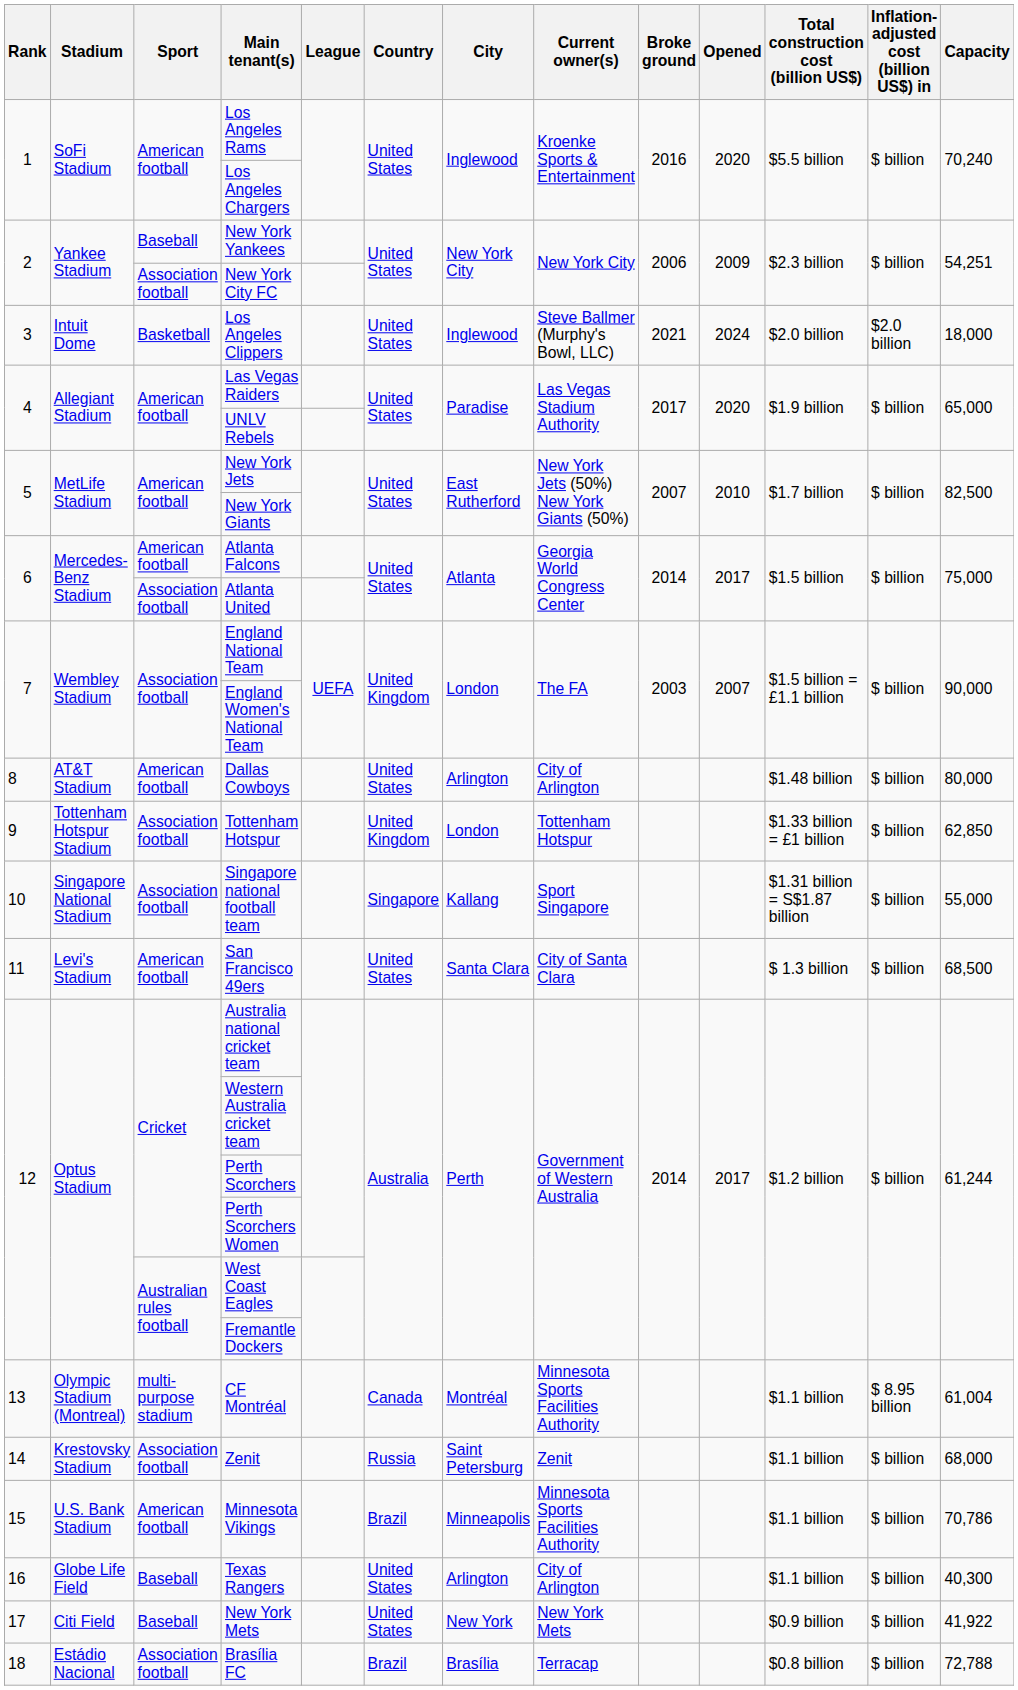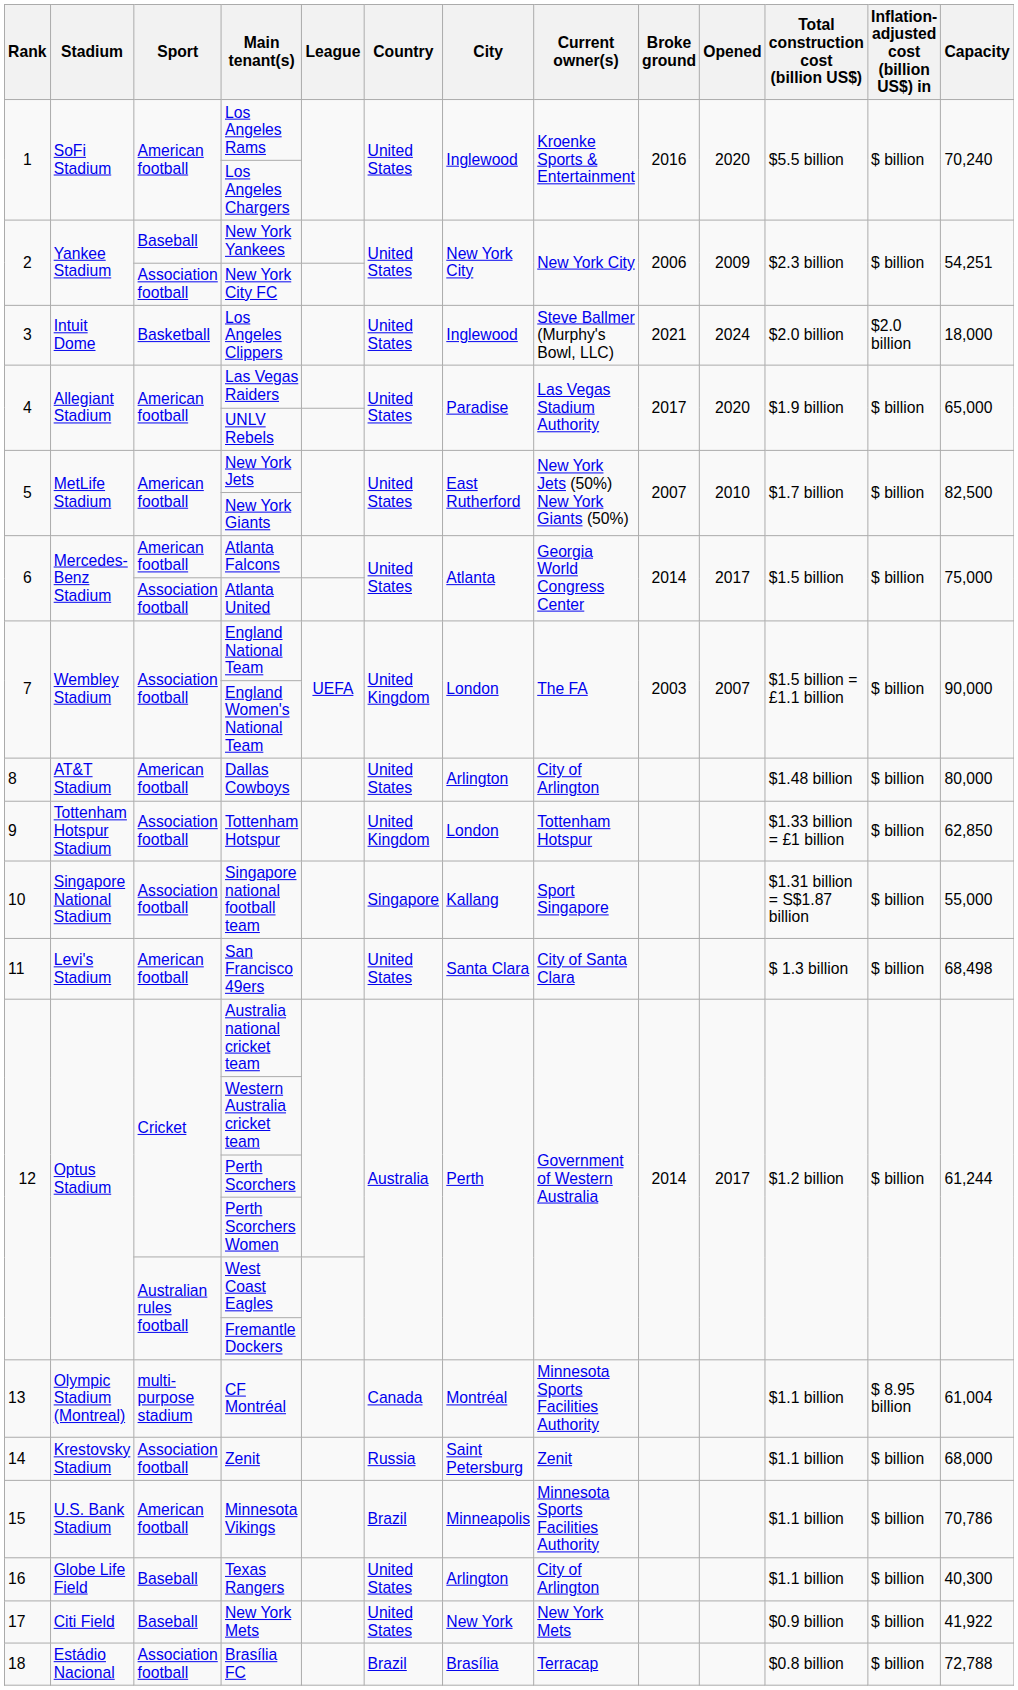(968, 968) 68,500 -> (968, 968) 68,498
